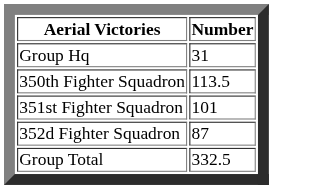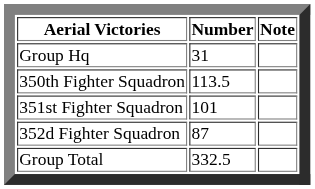+ column: (277, 29)
